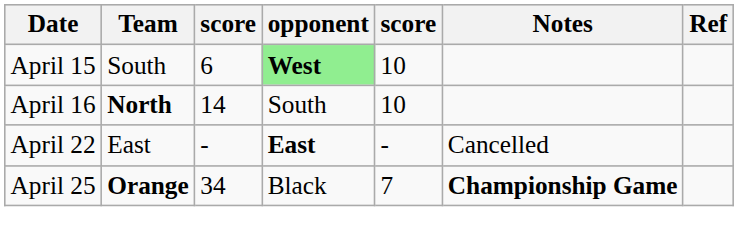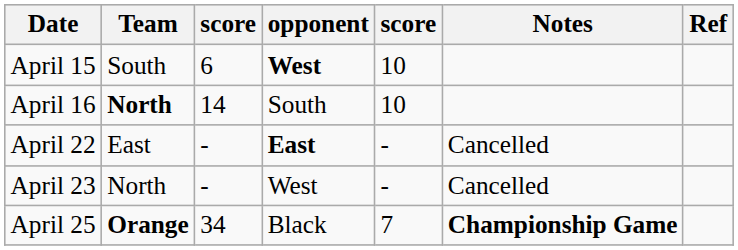(294, 64) lightgreen background -> (294, 64) no background
+ row: (53, 184)
